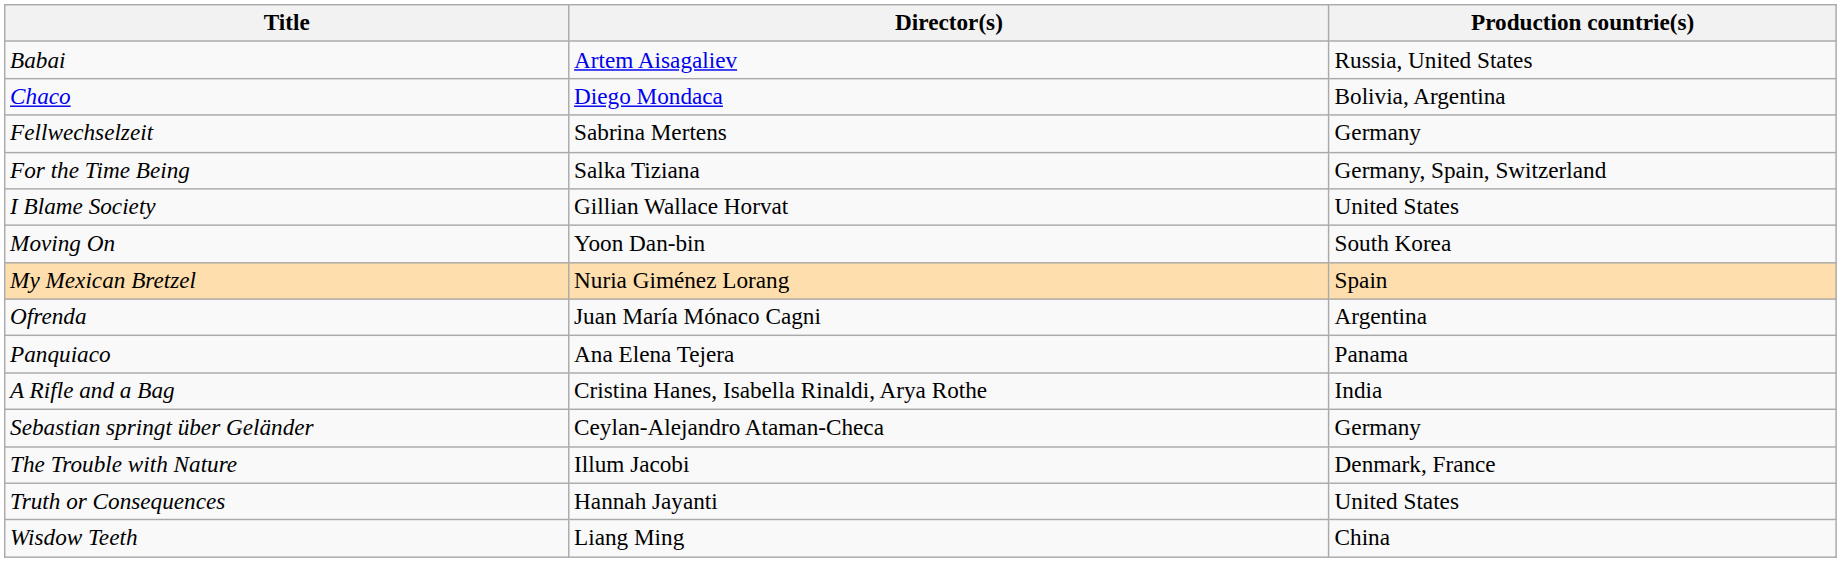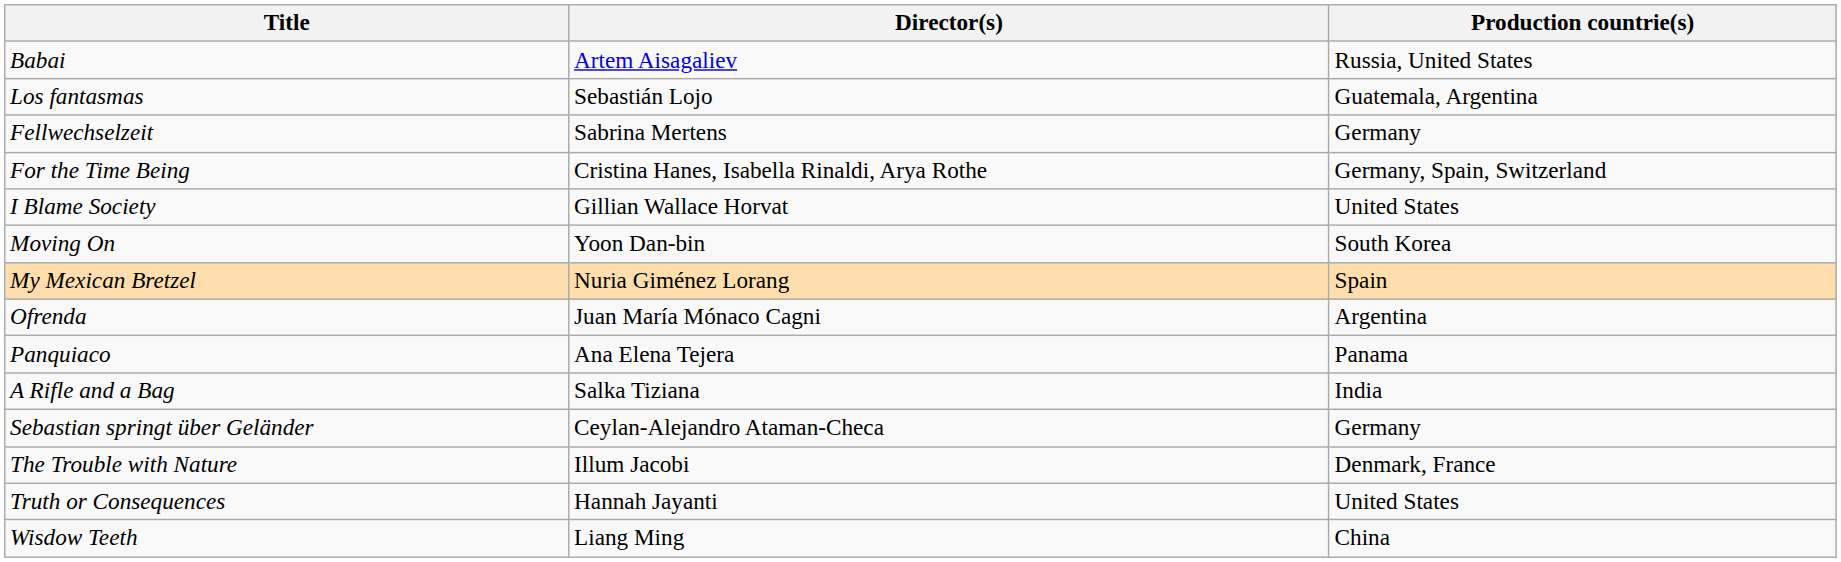- row: (40, 96)
+ row: (77, 96)
(637, 170) Salka Tiziana -> (781, 170) Cristina Hanes, Isabella Rinaldi, Arya Rothe
(781, 390) Cristina Hanes, Isabella Rinaldi, Arya Rothe -> (637, 390) Salka Tiziana
